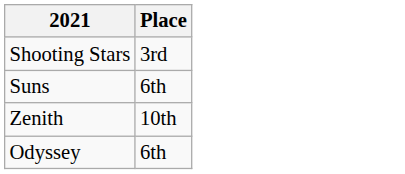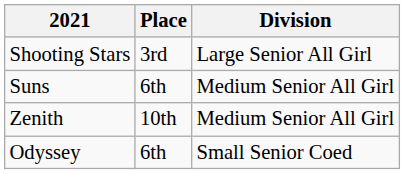+ column: (295, 20)
